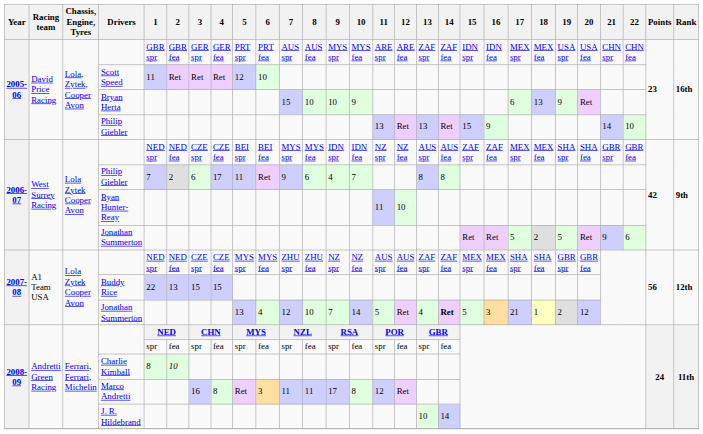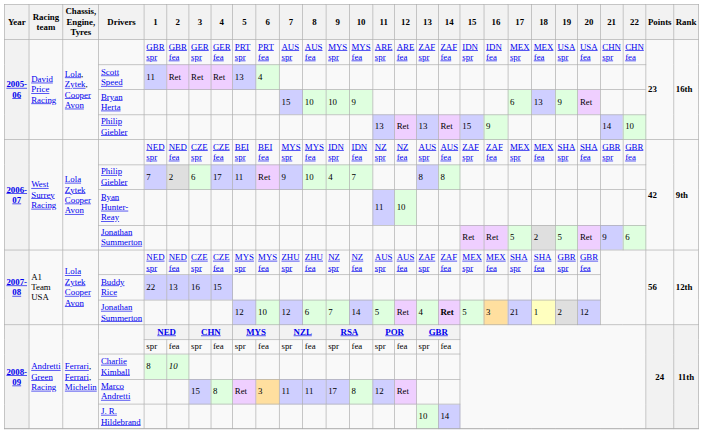(239, 76) 12 -> (239, 76) 13
(263, 76) 10 -> (260, 76) 4
(307, 176) 6 -> (309, 176) 10
(195, 287) 15 -> (195, 287) 16
(239, 312) 13 -> (239, 312) 12
(260, 312) 4 -> (263, 312) 10
(309, 312) 10 -> (307, 312) 6
(195, 391) 16 -> (195, 391) 15
